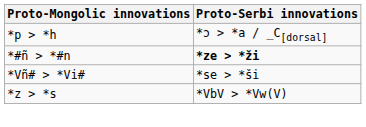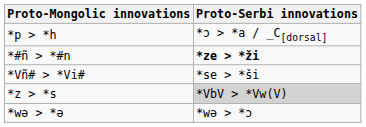(242, 93) no background -> (242, 93) lightgrey background
+ row: (35, 113)
